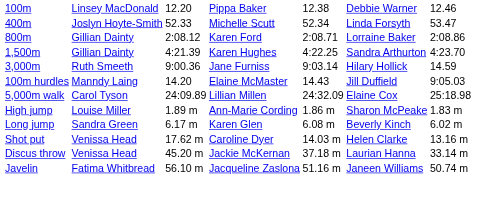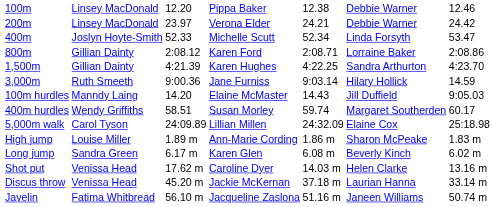+ row: (18, 23)
+ row: (37, 110)
